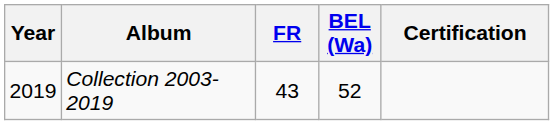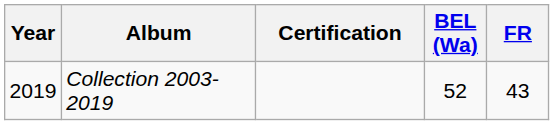columns swapped: (287, 33) <-> (465, 33)
